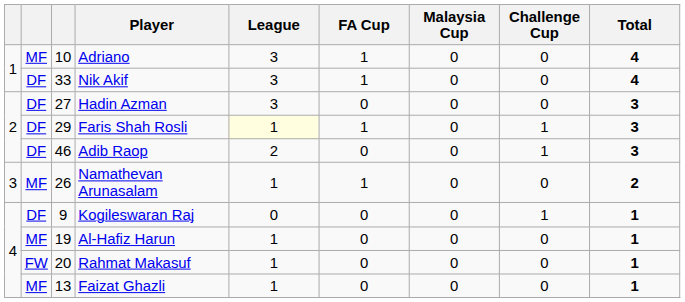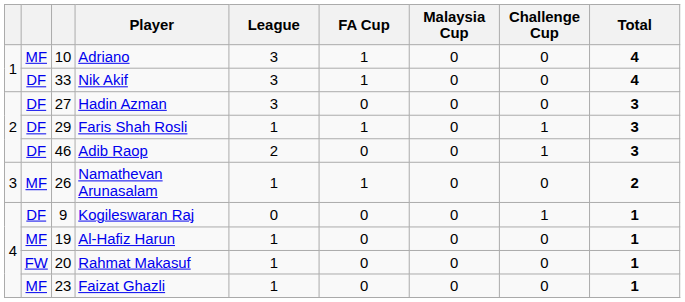(274, 127) lightyellow background -> (274, 127) no background
(63, 286) 13 -> (63, 286) 23
